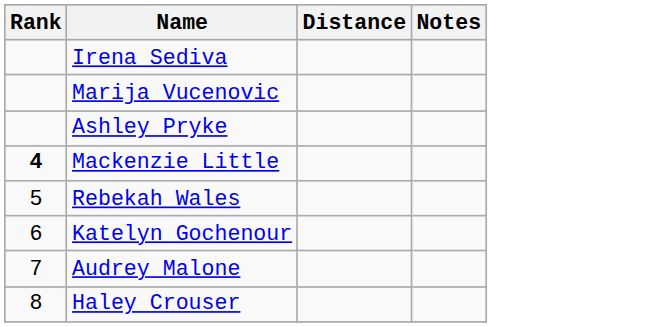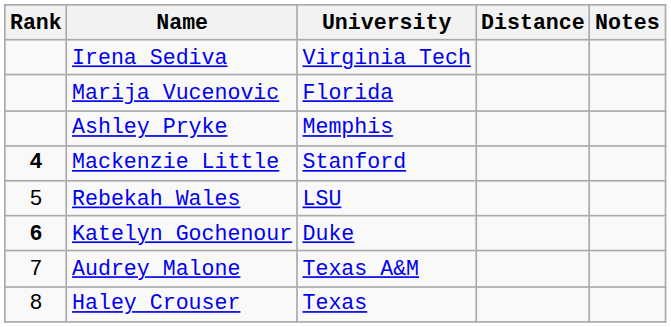+ column: (387, 22)
(36, 233) normal -> (36, 233) bold
